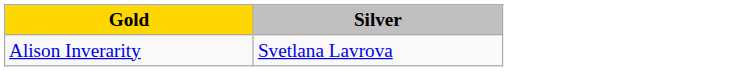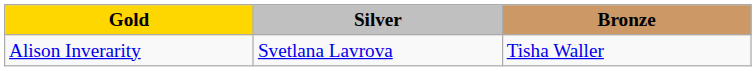+ column: (627, 19)
